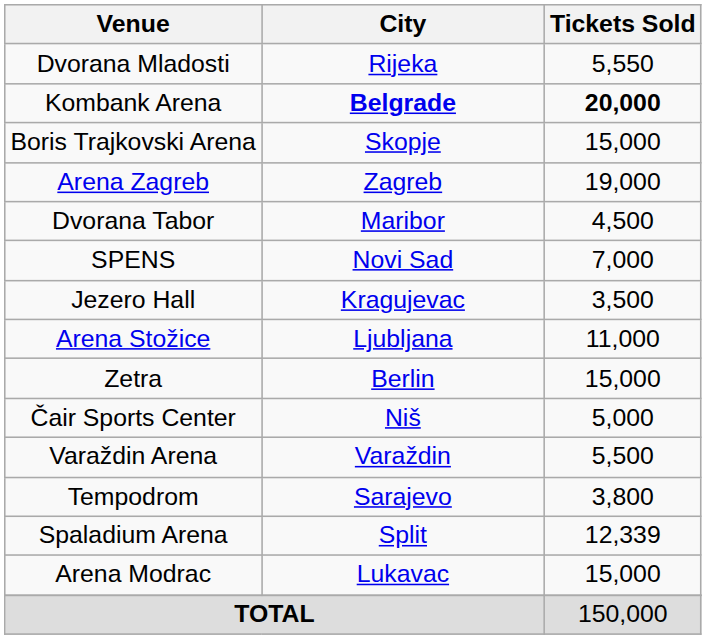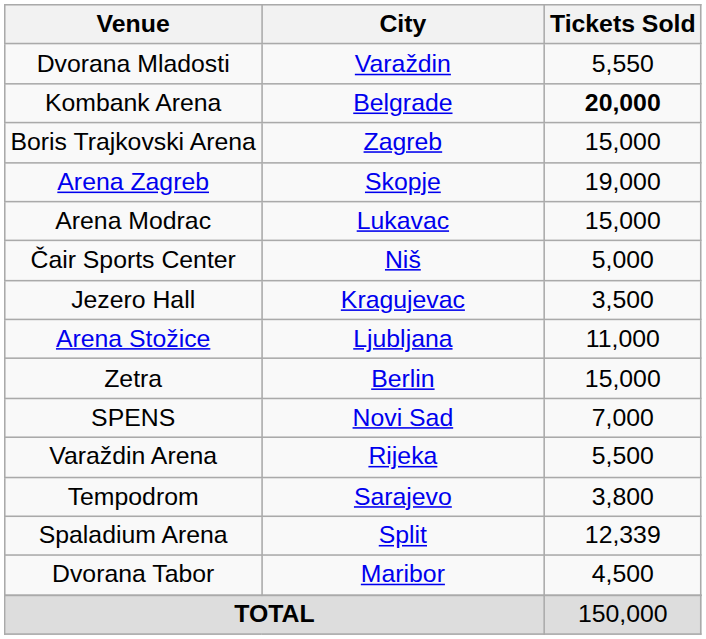(403, 63) Rijeka -> (403, 63) Varaždin
(403, 102) bold -> (403, 102) normal
(403, 142) Skopje -> (403, 142) Zagreb
(403, 181) Zagreb -> (403, 181) Skopje
rows swapped: (133, 574) <-> (133, 220)
rows swapped: (133, 417) <-> (133, 260)
(403, 456) Varaždin -> (403, 456) Rijeka
